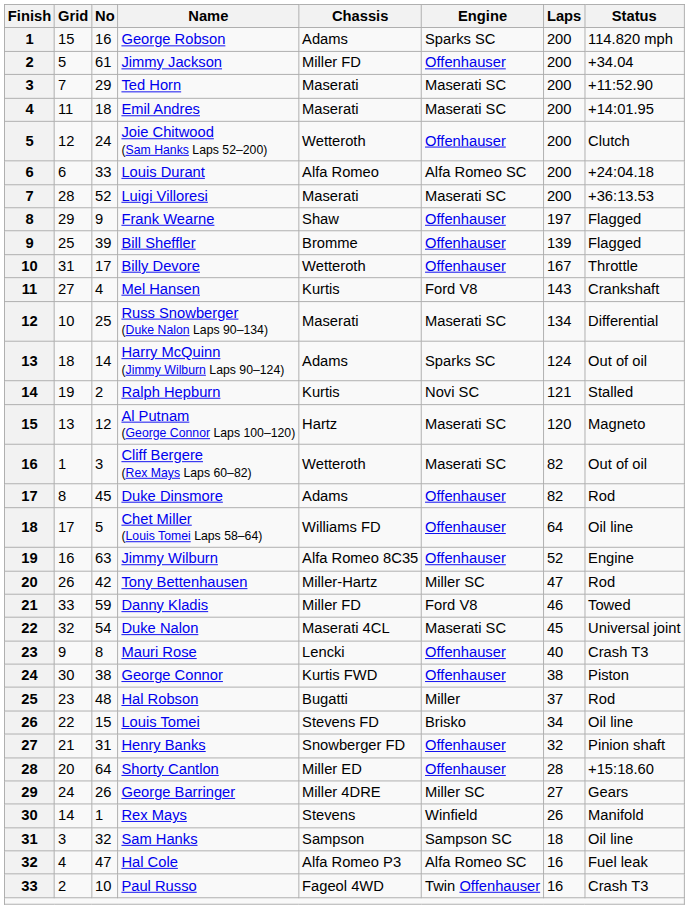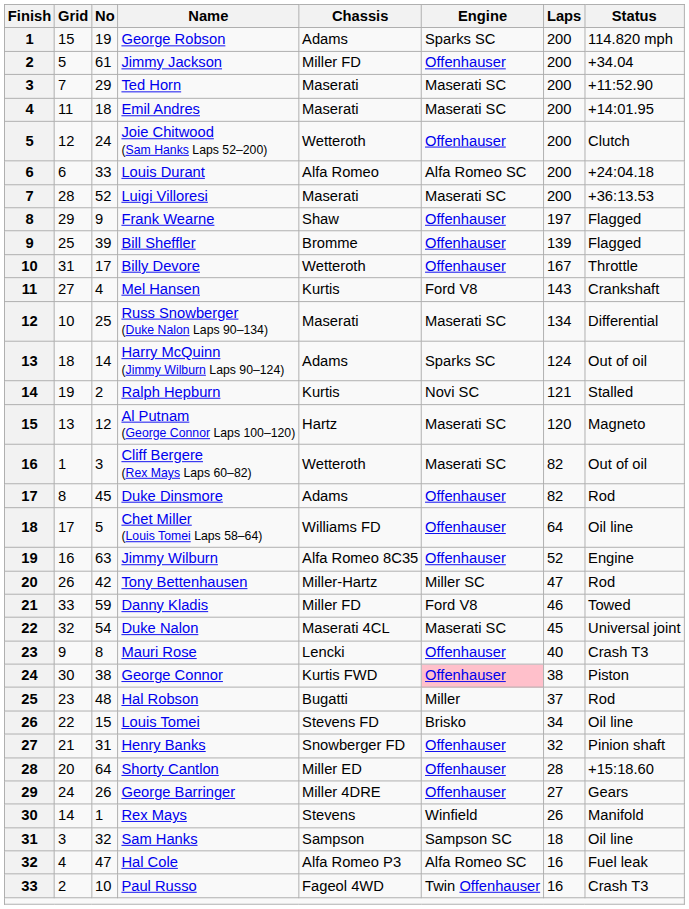(103, 39) 16 -> (103, 39) 19
(465, 675) no background -> (465, 675) pink background
(455, 792) Miller SC -> (465, 792) Offenhauser
